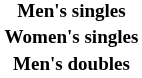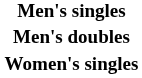rows swapped: (71, 37) <-> (71, 63)
